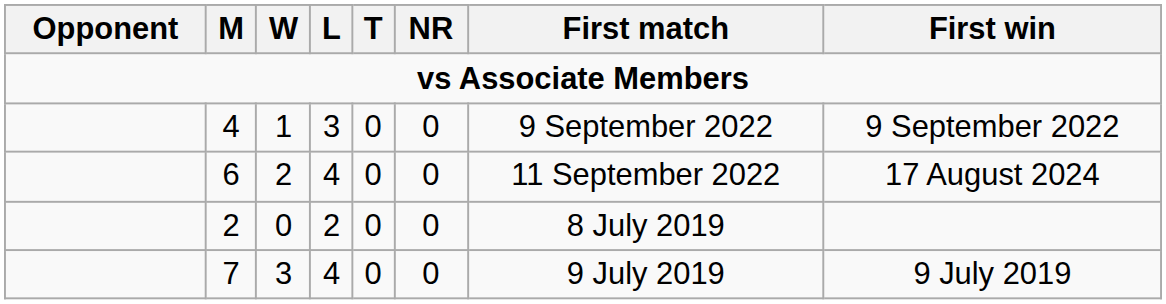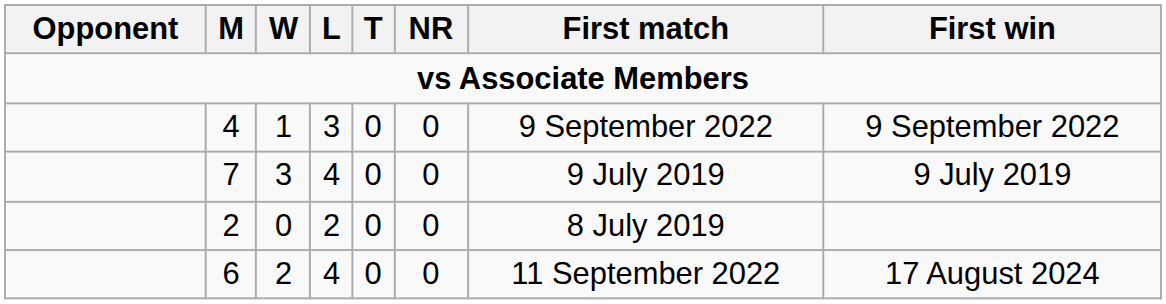rows swapped: (231, 175) <-> (231, 273)
